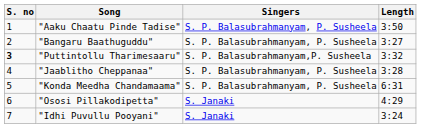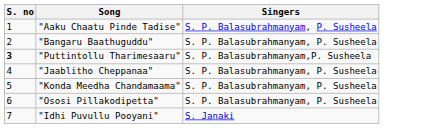- column: (398, 12)
(210, 101) S. Janaki -> (281, 101) S. P. Balasubrahmanyam, P. Susheela
